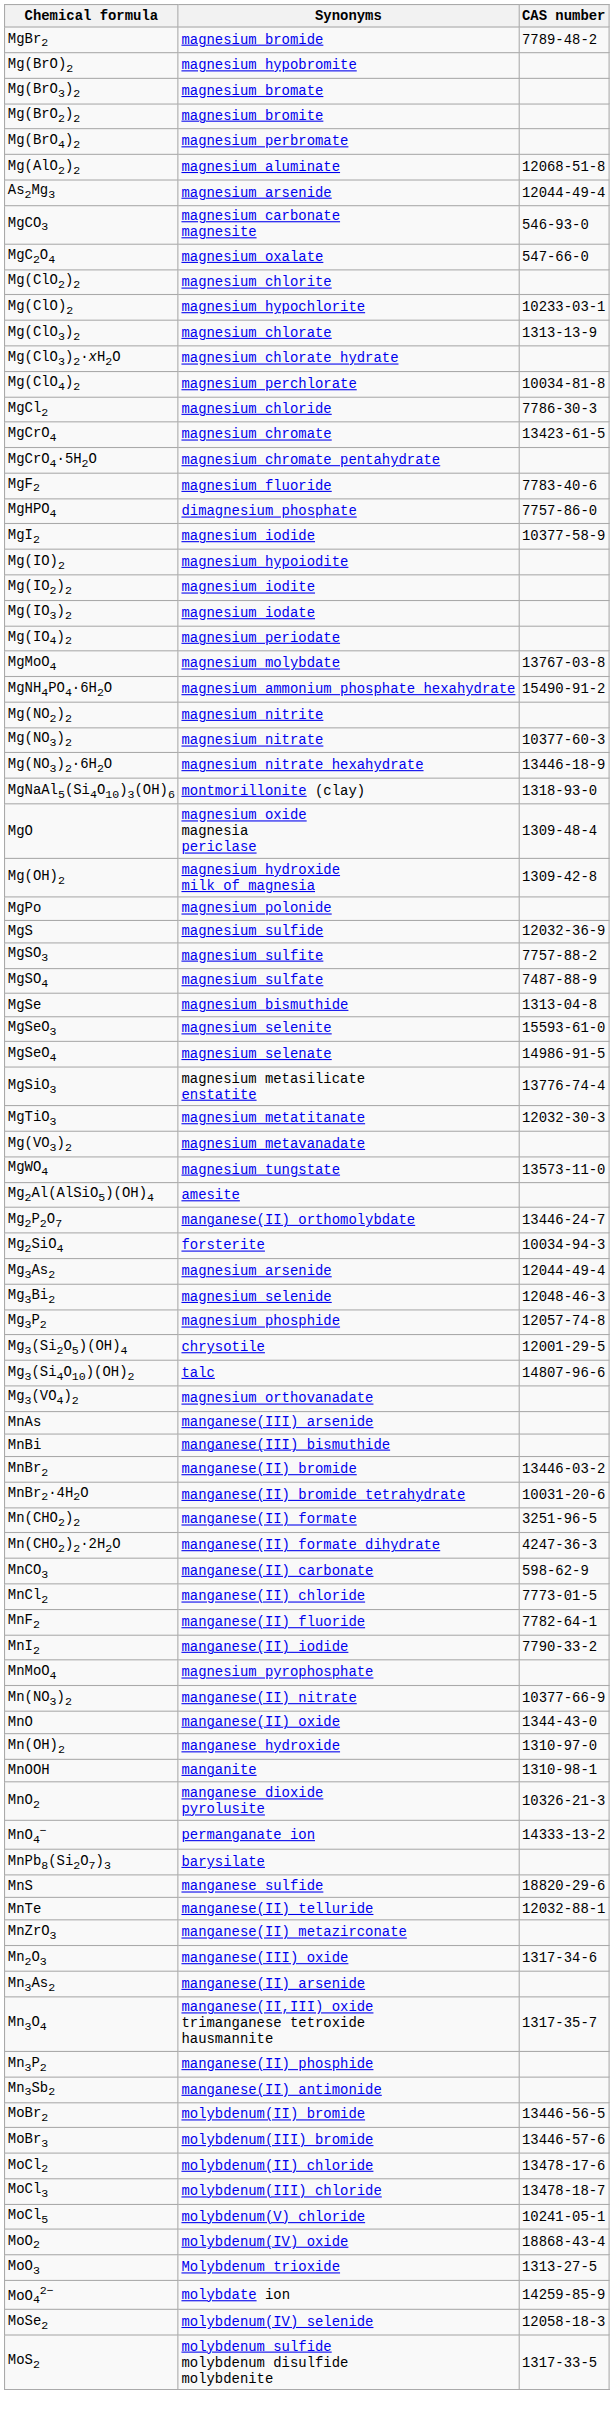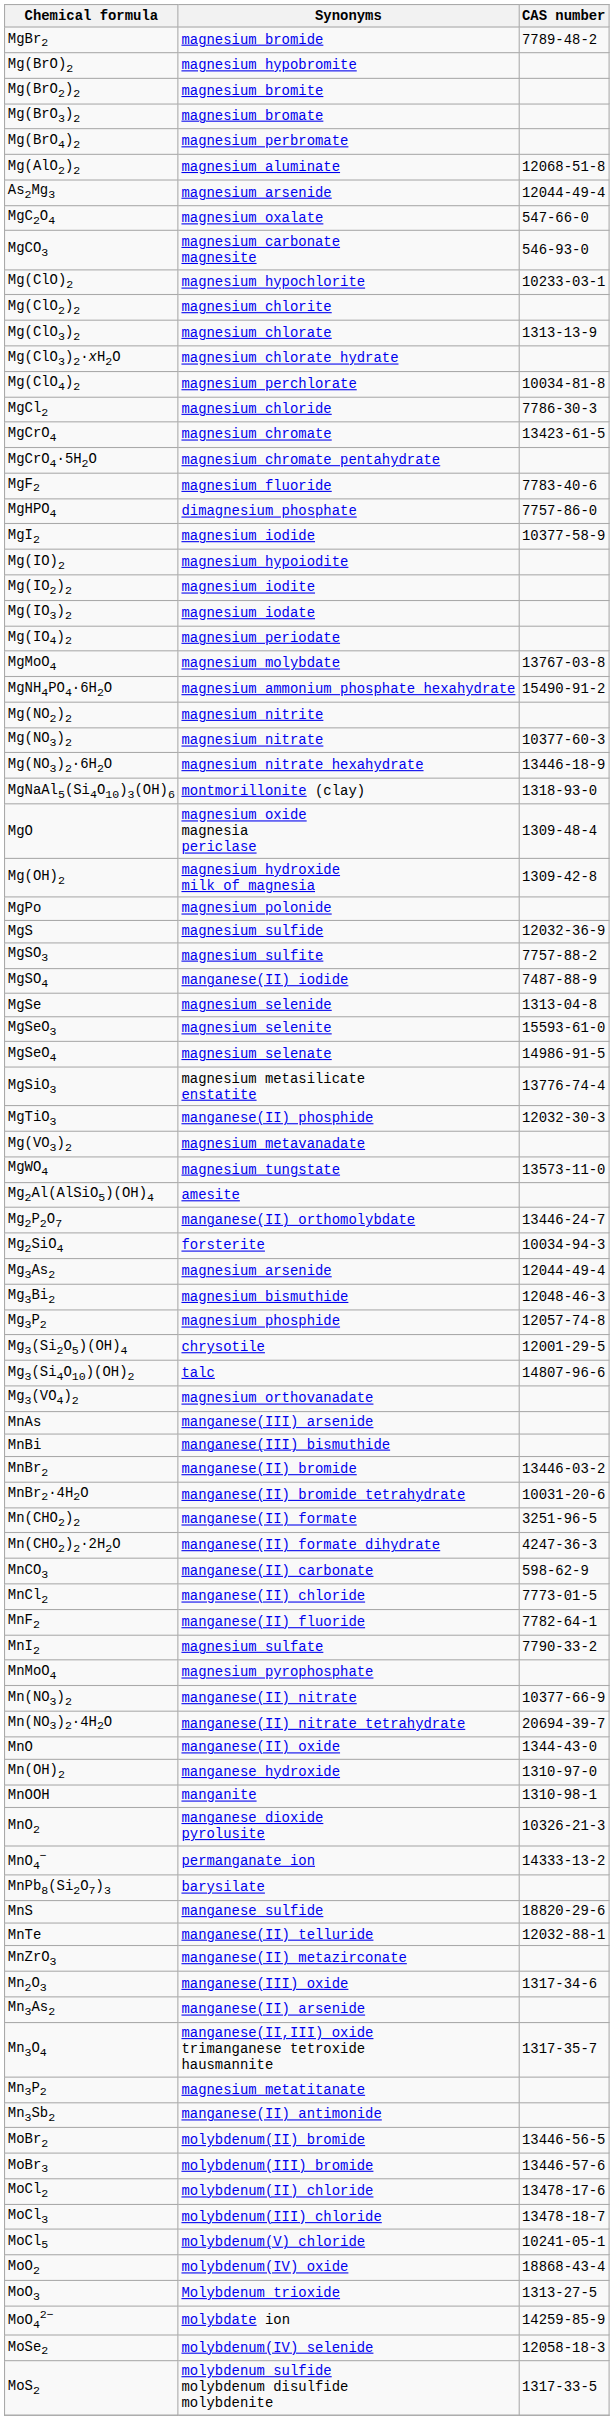rows swapped: (44, 116) <-> (44, 91)
rows swapped: (28, 225) <-> (32, 257)
rows swapped: (41, 308) <-> (44, 282)
(252, 981) magnesium sulfate -> (265, 981) manganese(II) iodide
(265, 1005) magnesium bismuthide -> (257, 1005) magnesium selenide
(273, 1119) magnesium metatitanate -> (277, 1119) manganese(II) phosphide
(257, 1297) magnesium selenide -> (265, 1297) magnesium bismuthide
(265, 1647) manganese(II) iodide -> (252, 1647) magnesium sulfate
+ row: (60, 1724)
(277, 2064) manganese(II) phosphide -> (273, 2090) magnesium metatitanate
